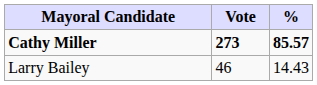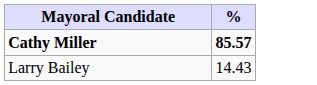- column: (241, 17)
